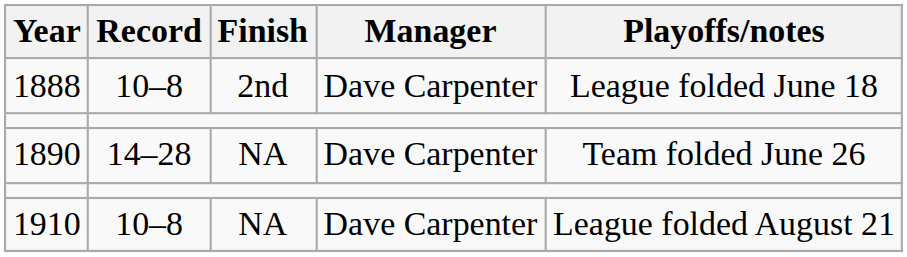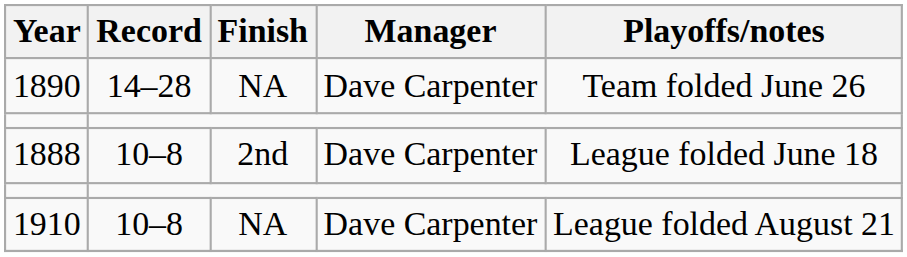rows swapped: (47, 85) <-> (47, 154)
